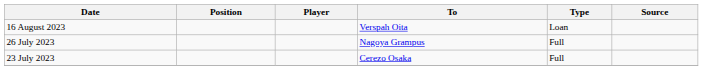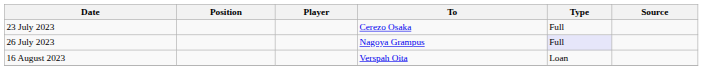rows swapped: (30, 58) <-> (36, 27)
(557, 42) no background -> (557, 42) lavender background
